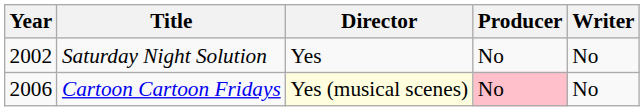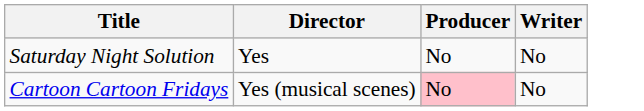- column: (31, 21)
(379, 88) lightyellow background -> (327, 88) no background
